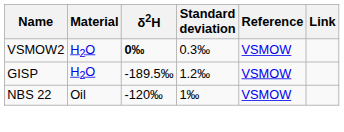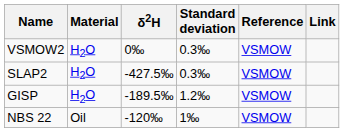(134, 50) bold -> (134, 50) normal
+ row: (27, 73)
